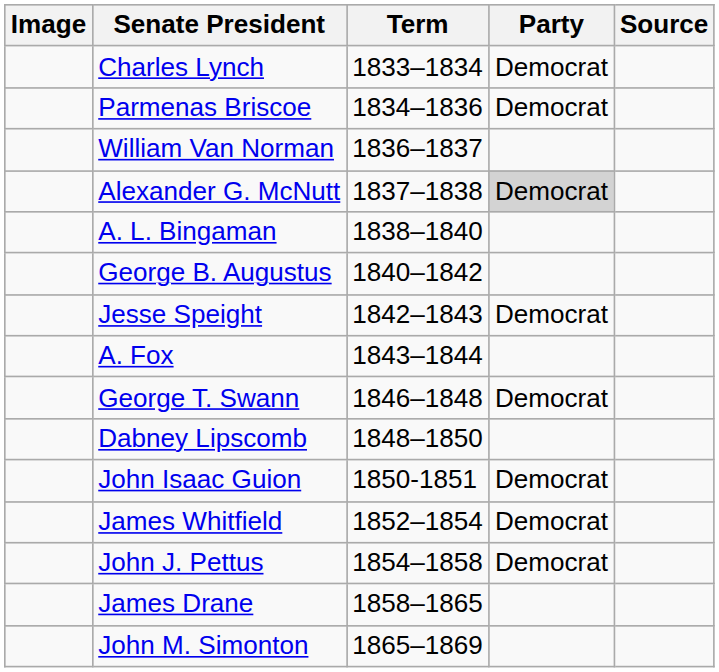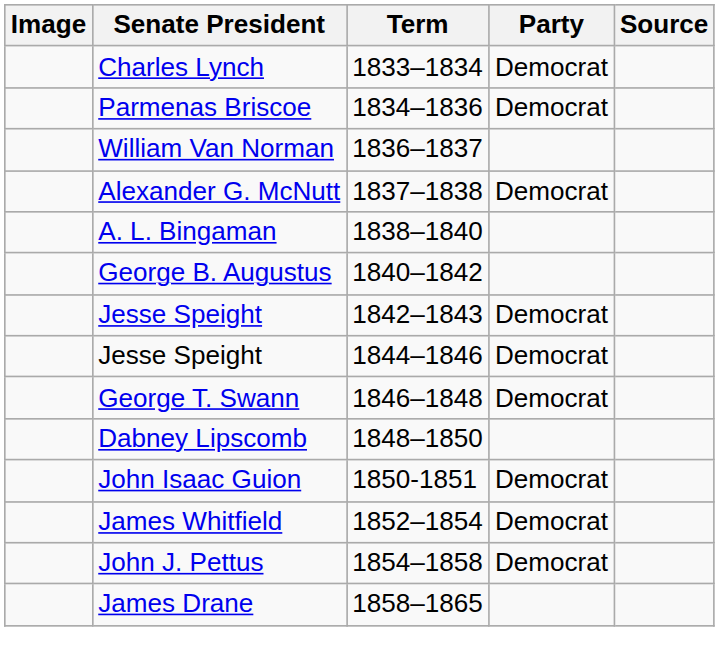(551, 190) lightgrey background -> (551, 190) no background
- row: (136, 356)
+ row: (180, 356)
- row: (203, 645)
